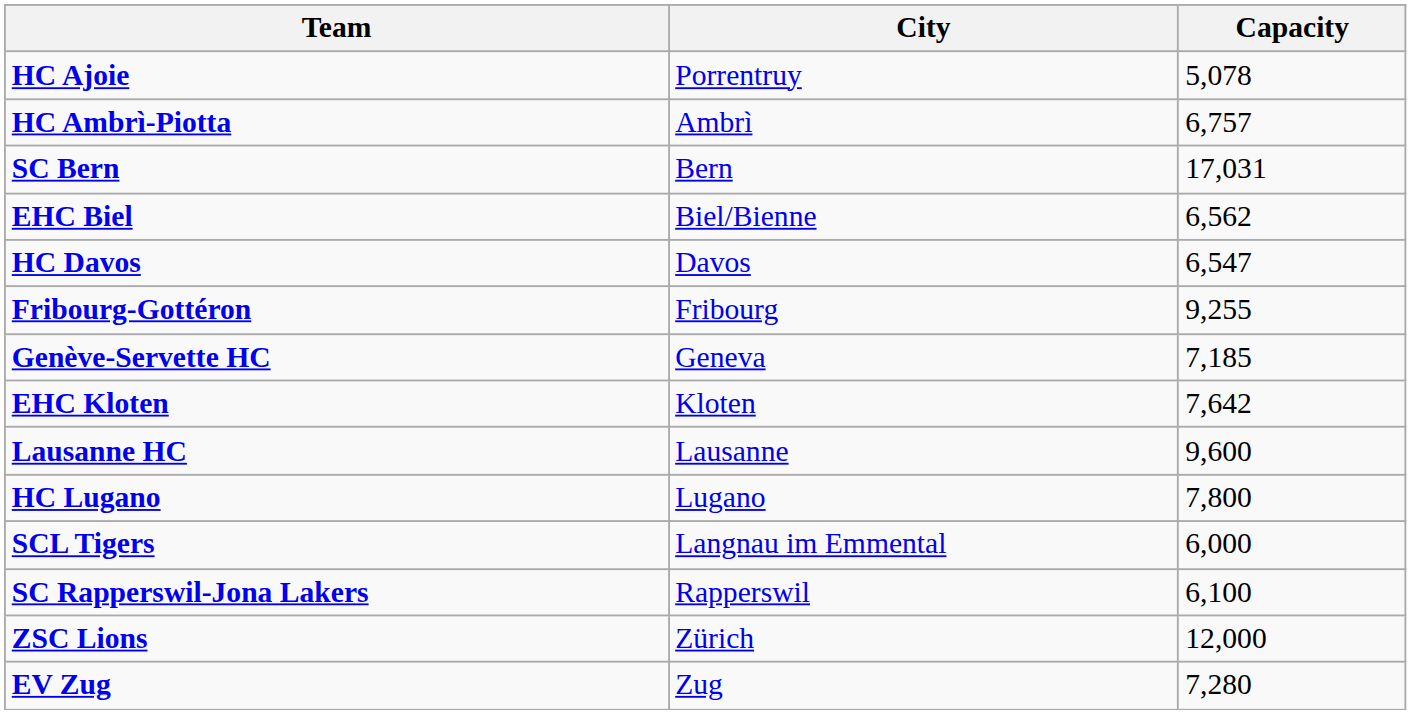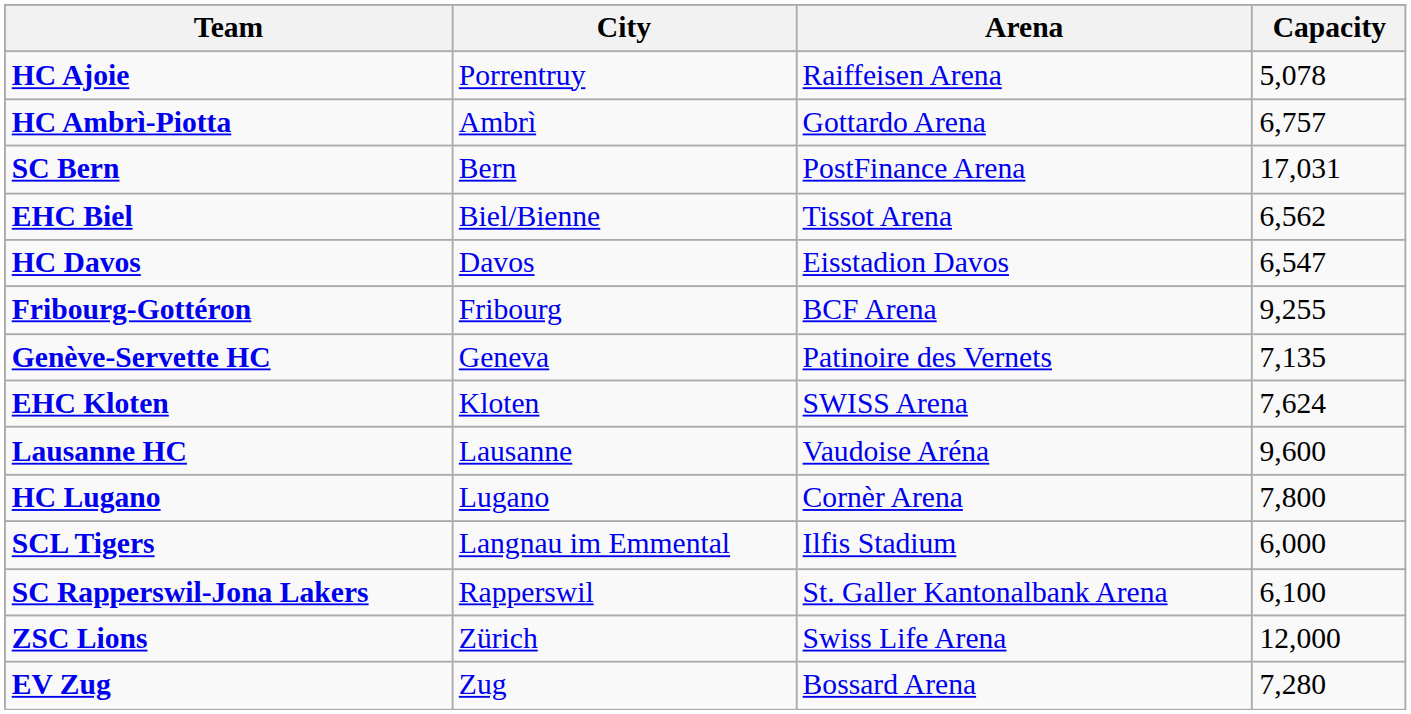+ column: (1024, 27)
(1219, 356) 7,185 -> (1293, 356) 7,135
(1219, 403) 7,642 -> (1293, 403) 7,624
